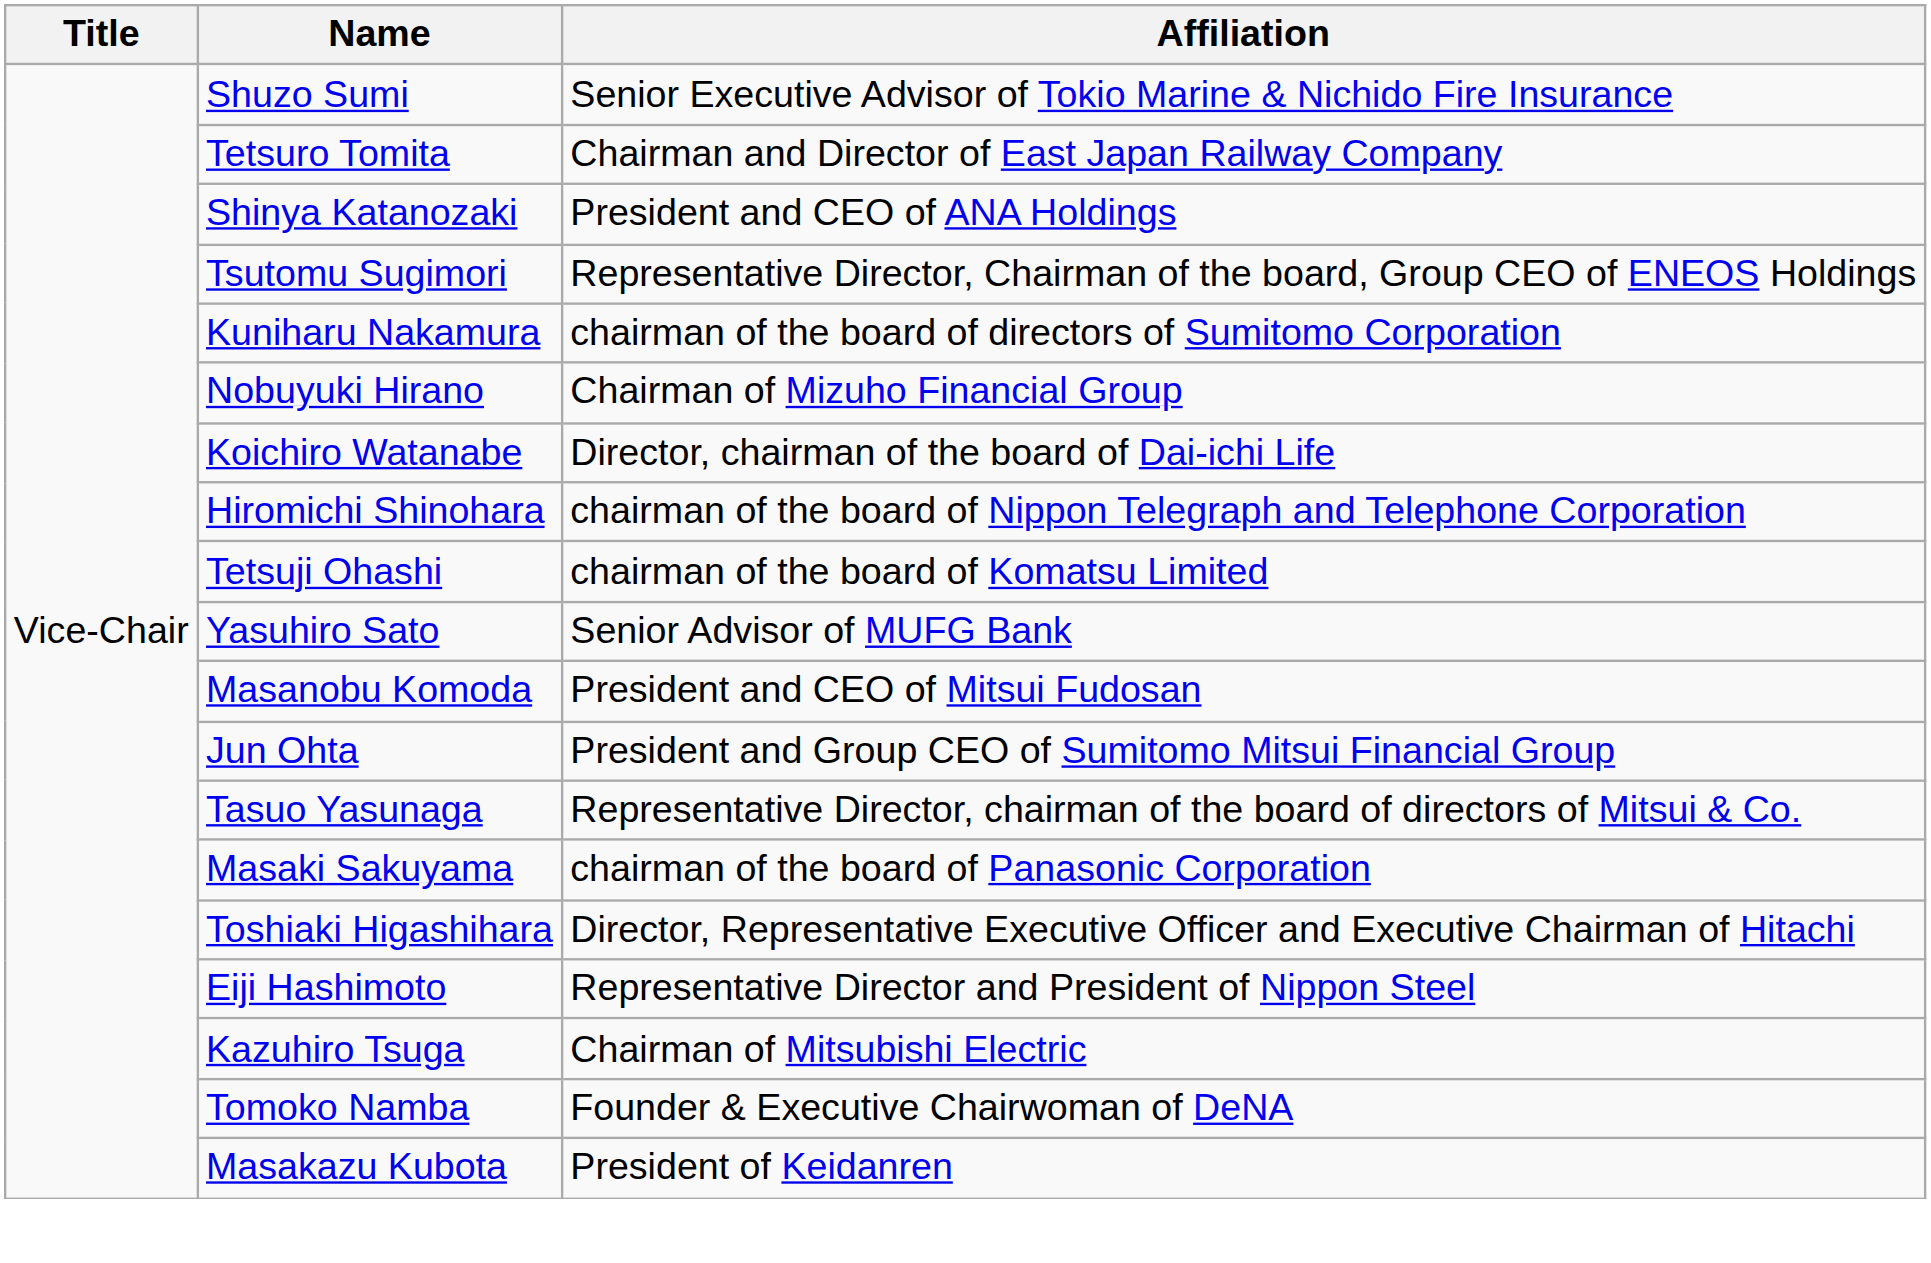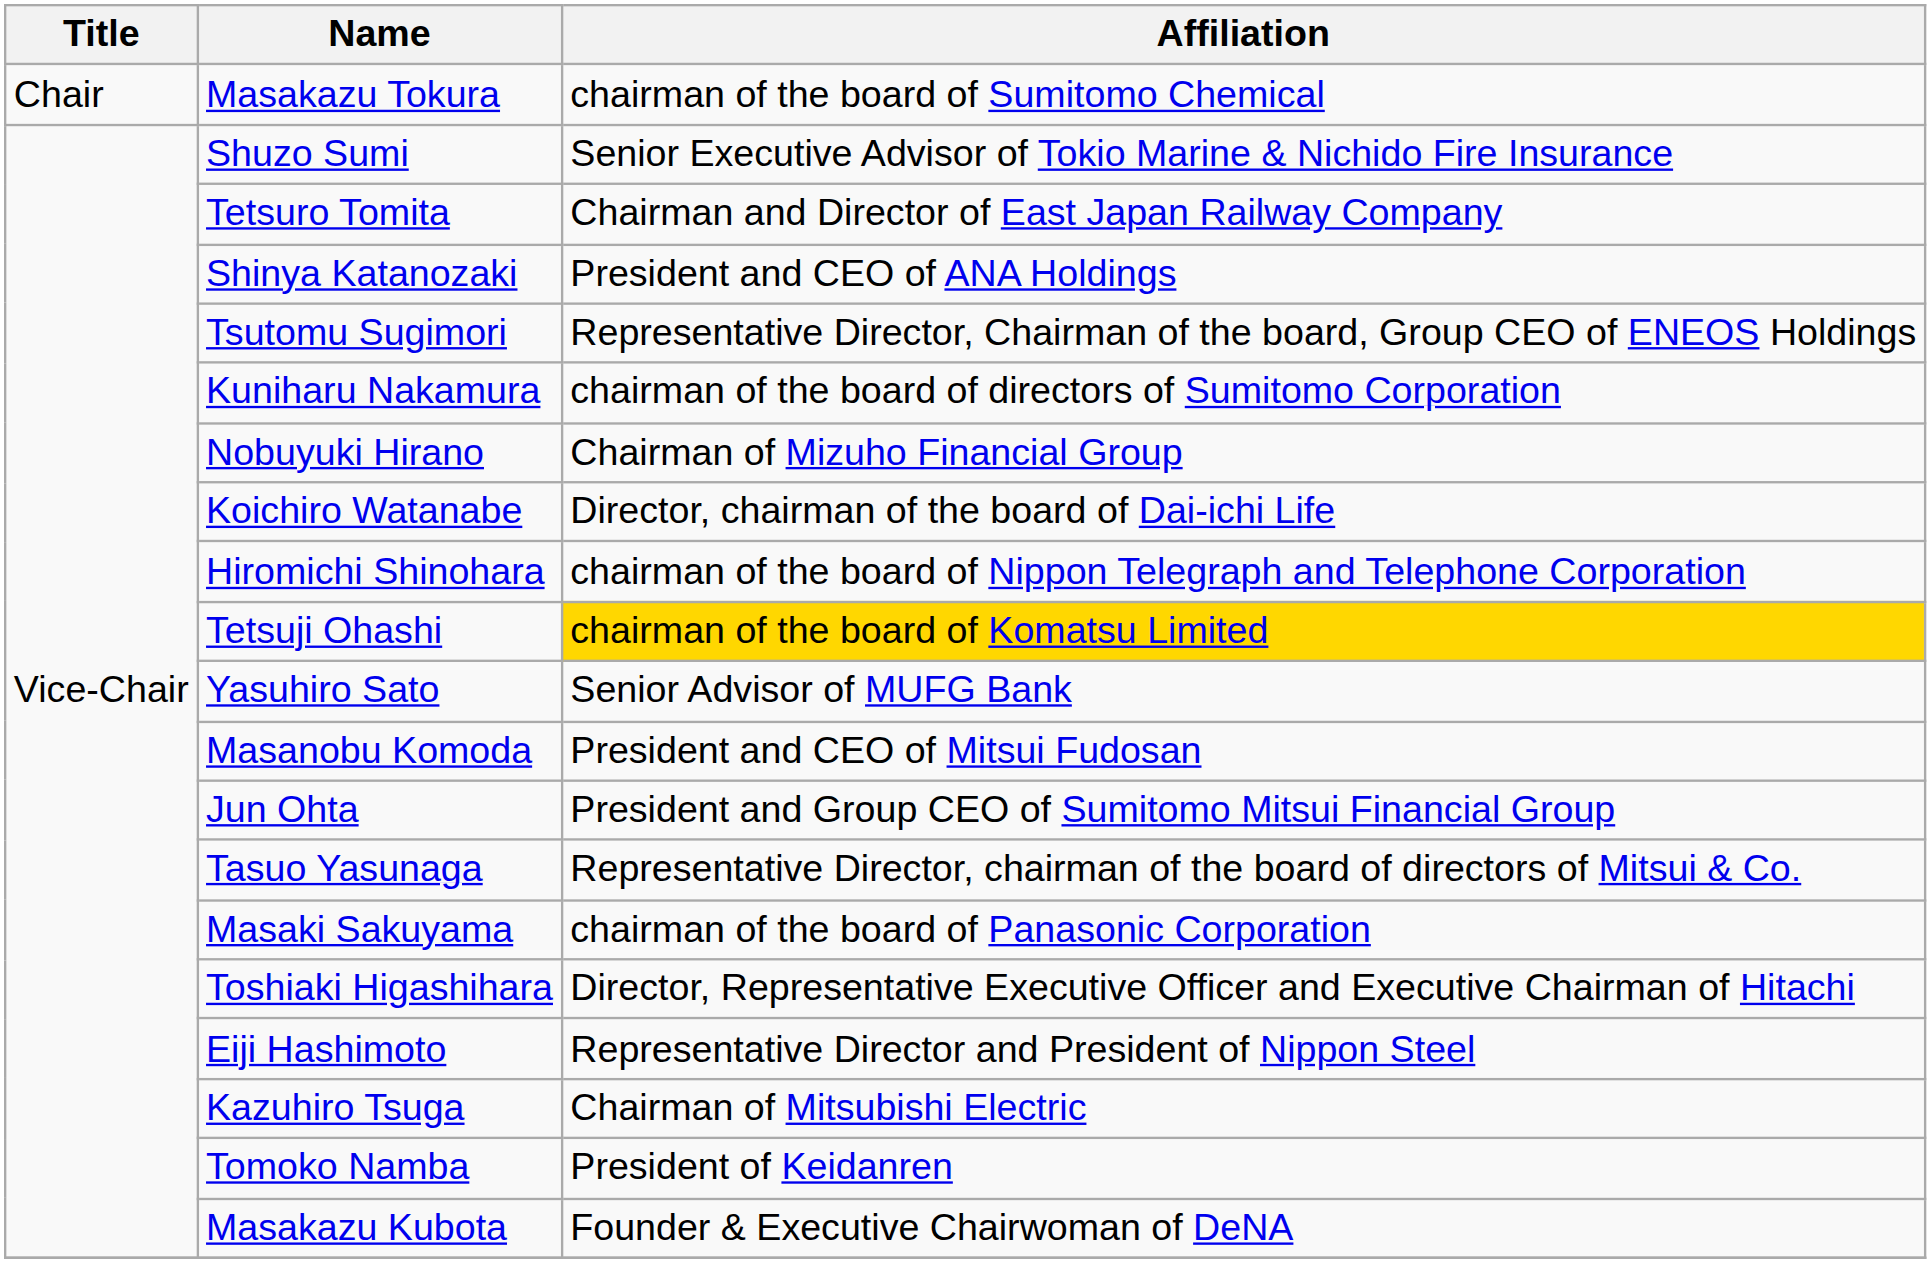+ row: (353, 93)
(919, 570) no background -> (919, 630) gold background
(932, 1107) Founder & Executive Chairwoman of DeNA -> (762, 1167) President of Keidanren
(762, 1167) President of Keidanren -> (932, 1226) Founder & Executive Chairwoman of DeNA
